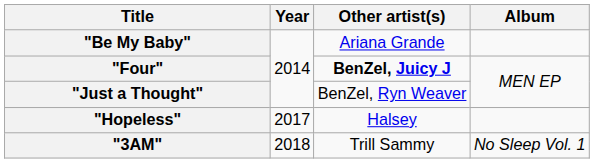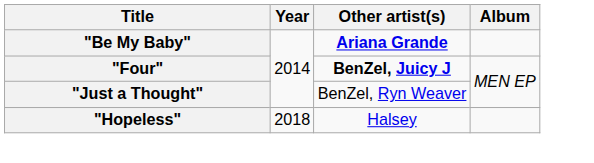(392, 42) normal -> (392, 42) bold
(292, 119) 2017 -> (292, 119) 2018
- row: (138, 145)
